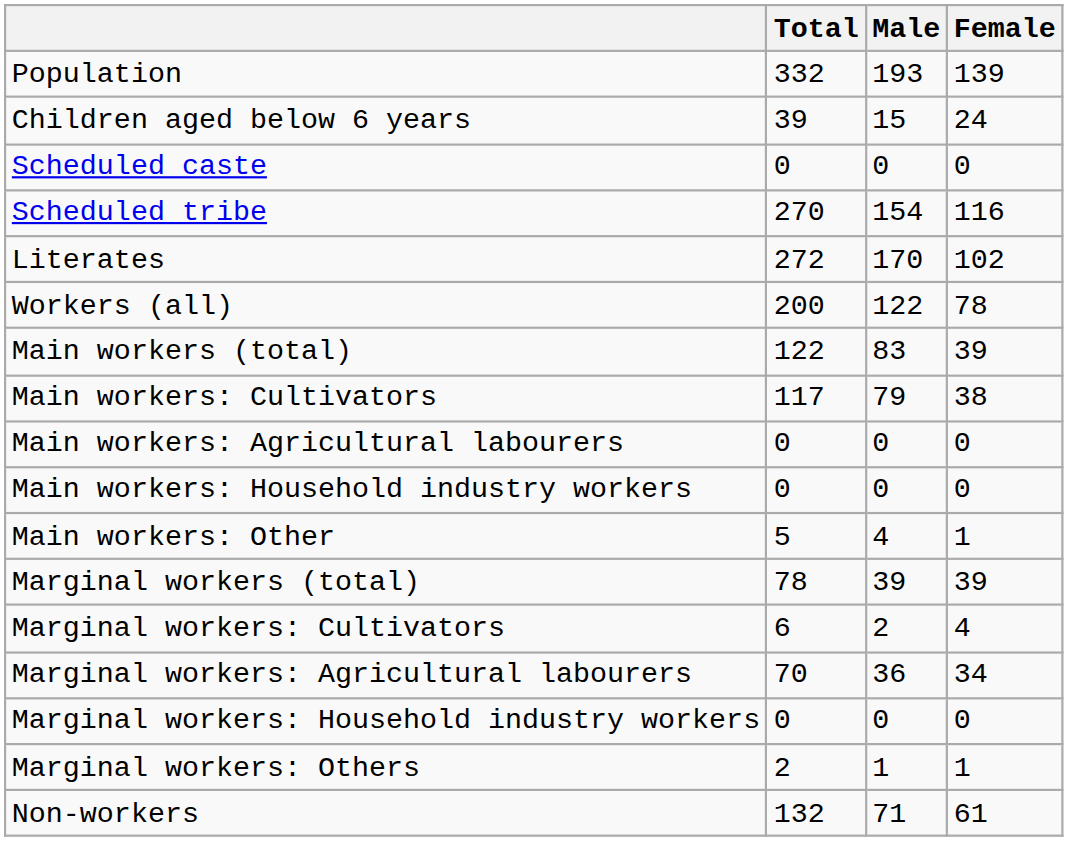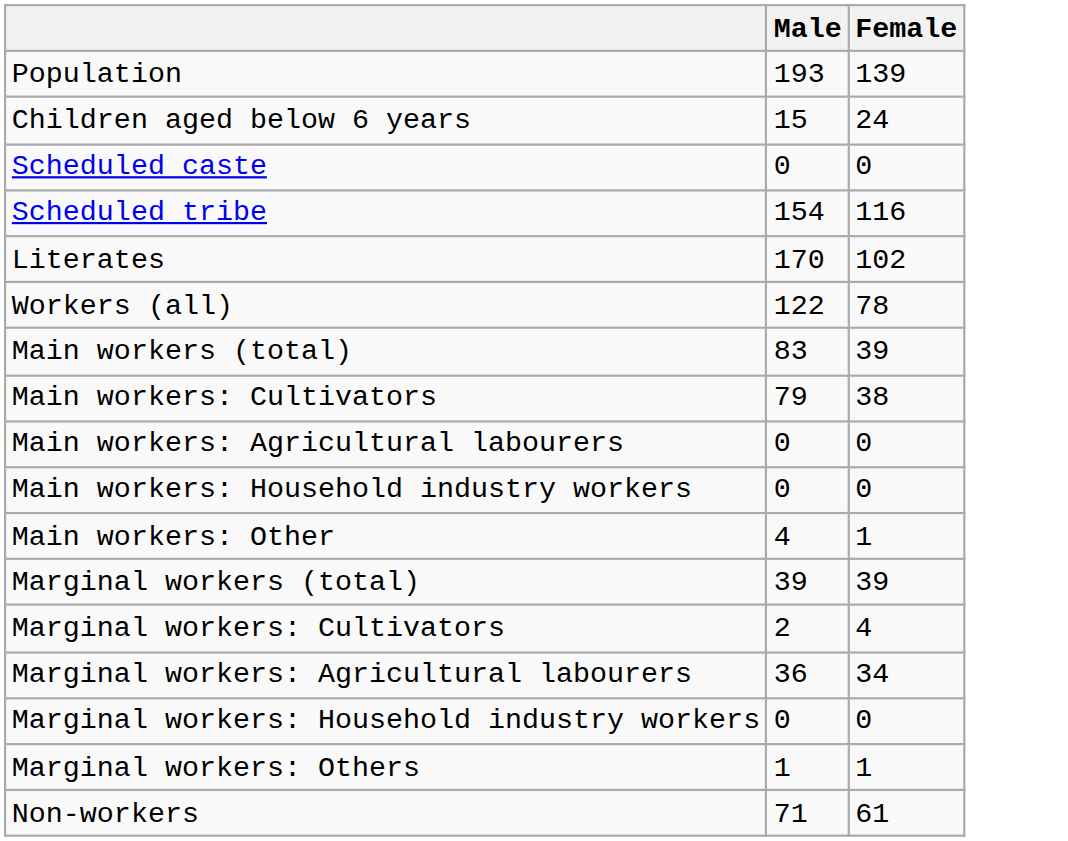- column: (816, 28)
